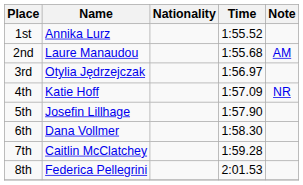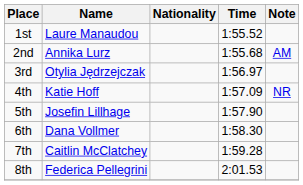(78, 33) Annika Lurz -> (92, 33) Laure Manaudou
(92, 53) Laure Manaudou -> (78, 53) Annika Lurz
